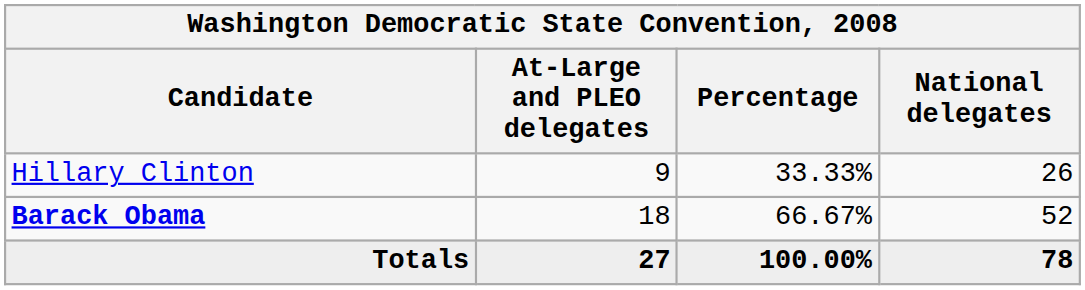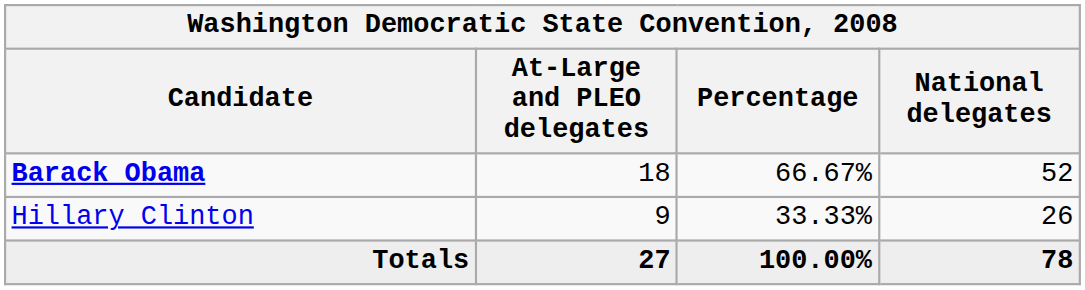rows swapped: (108, 219) <-> (133, 175)
